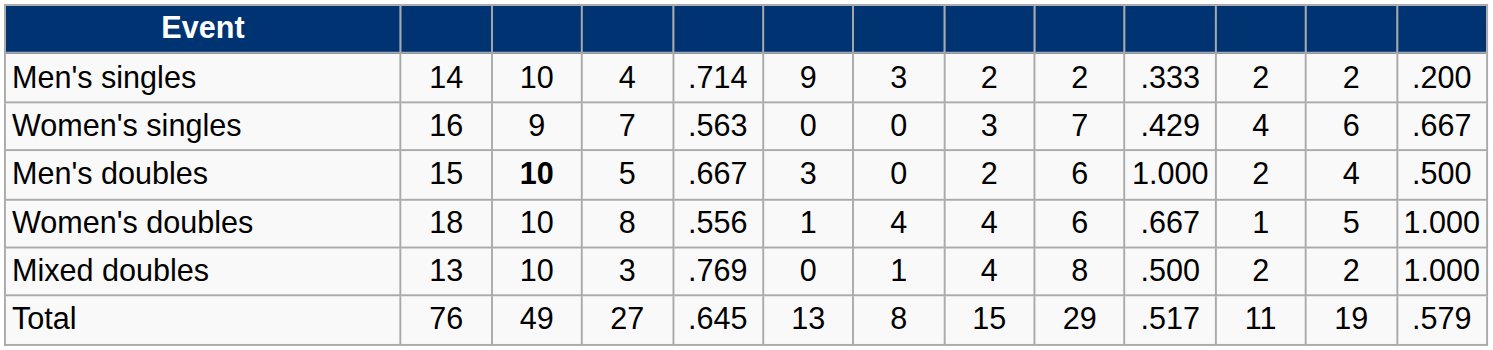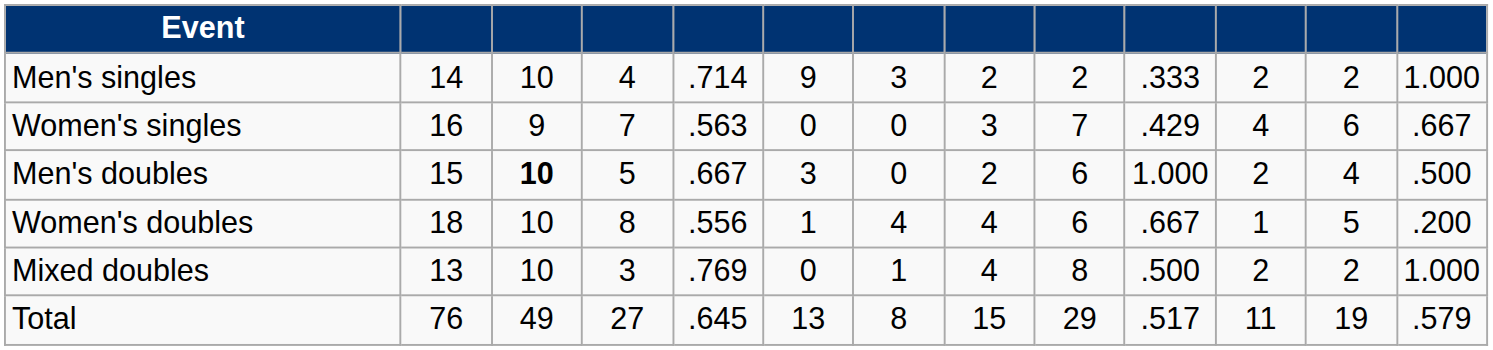(1442, 77) .200 -> (1442, 77) 1.000
(1442, 222) 1.000 -> (1442, 222) .200
